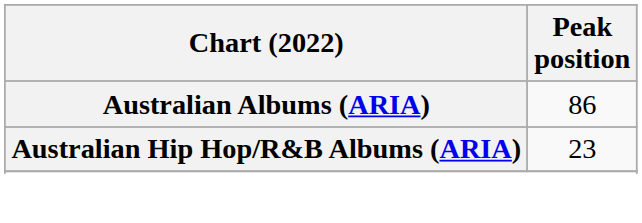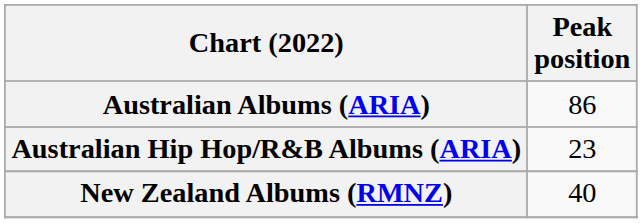+ row: (266, 193)
